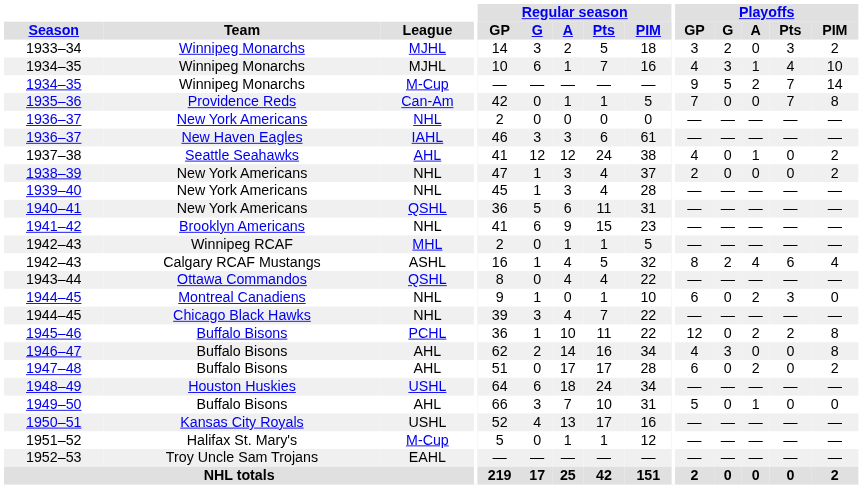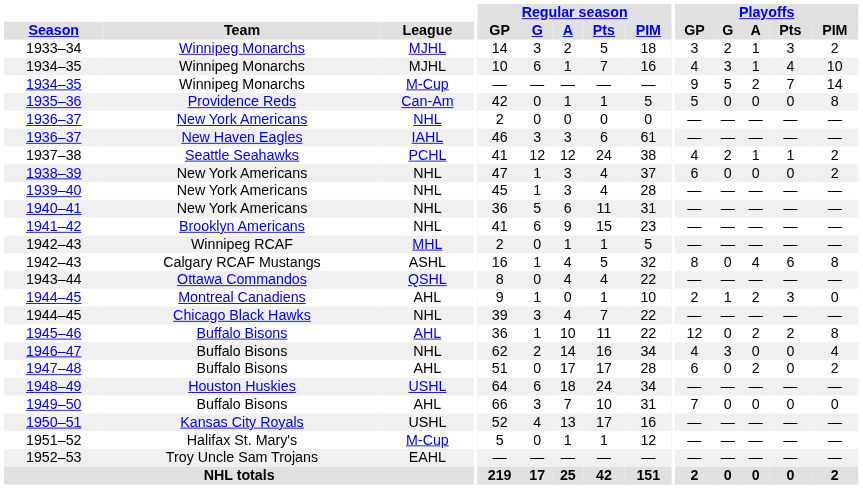(756, 48) 0 -> (756, 48) 1
(694, 101) 7 -> (694, 101) 5
(790, 101) 7 -> (790, 101) 0
(427, 155) AHL -> (427, 155) PCHL
(728, 155) 0 -> (728, 155) 2
(790, 155) 0 -> (790, 155) 1
(694, 173) 2 -> (694, 173) 6
(427, 208) QSHL -> (427, 208) NHL
(728, 262) 2 -> (728, 262) 0
(835, 262) 4 -> (835, 262) 8
(427, 297) NHL -> (427, 297) AHL
(694, 297) 6 -> (694, 297) 2
(728, 297) 0 -> (728, 297) 1
(427, 333) PCHL -> (427, 333) AHL
(427, 351) AHL -> (427, 351) NHL
(835, 351) 8 -> (835, 351) 4
(694, 404) 5 -> (694, 404) 7
(756, 404) 1 -> (756, 404) 0
